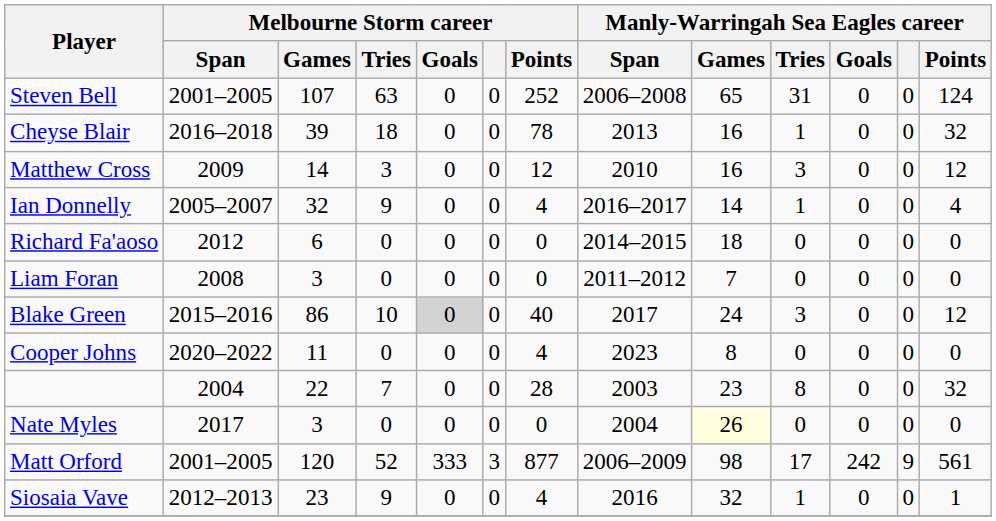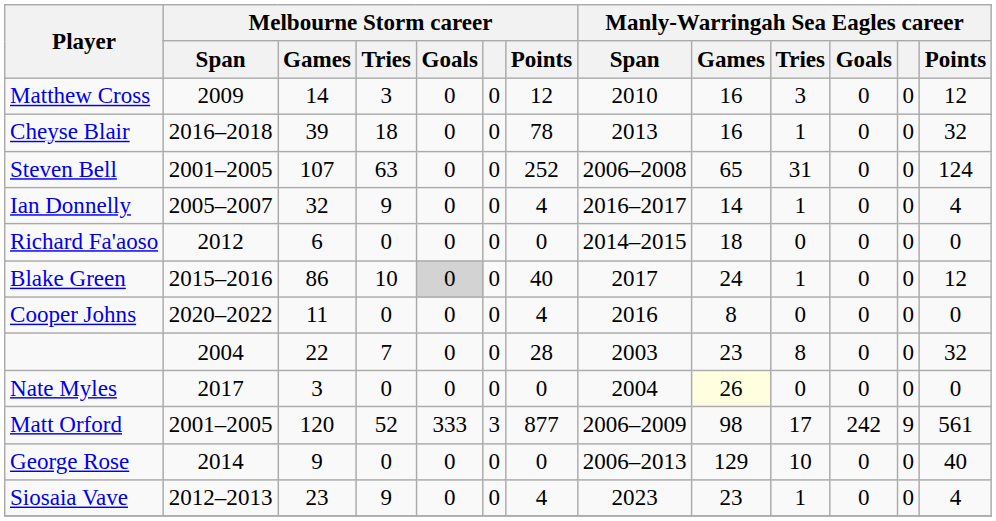rows swapped: (63, 95) <-> (80, 168)
- row: (64, 278)
(800, 315) 3 -> (800, 278) 1
(635, 351) 2023 -> (635, 315) 2016
+ row: (70, 461)
(635, 497) 2016 -> (635, 497) 2023
(731, 497) 32 -> (731, 497) 23
(955, 497) 1 -> (955, 497) 4
